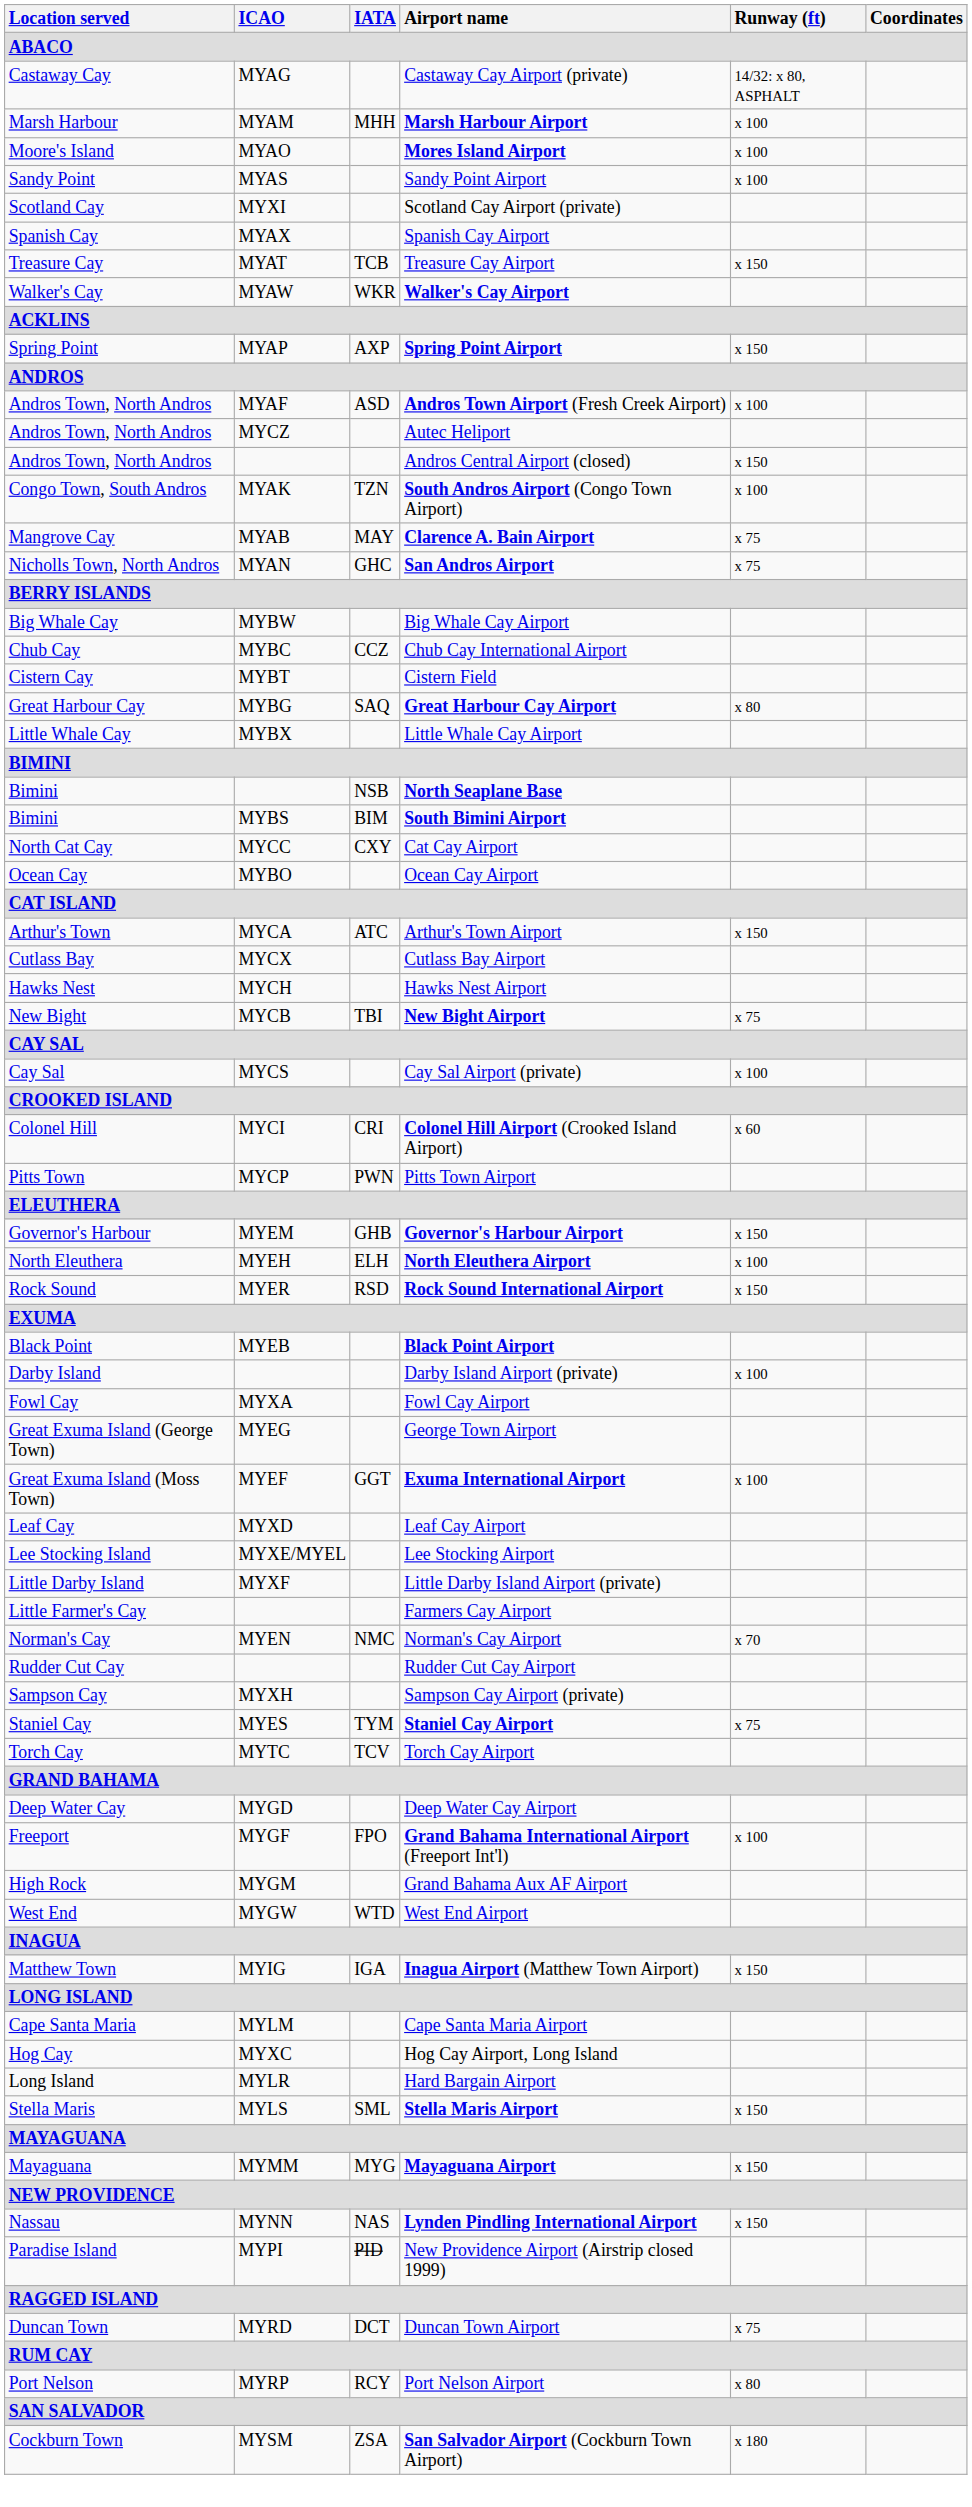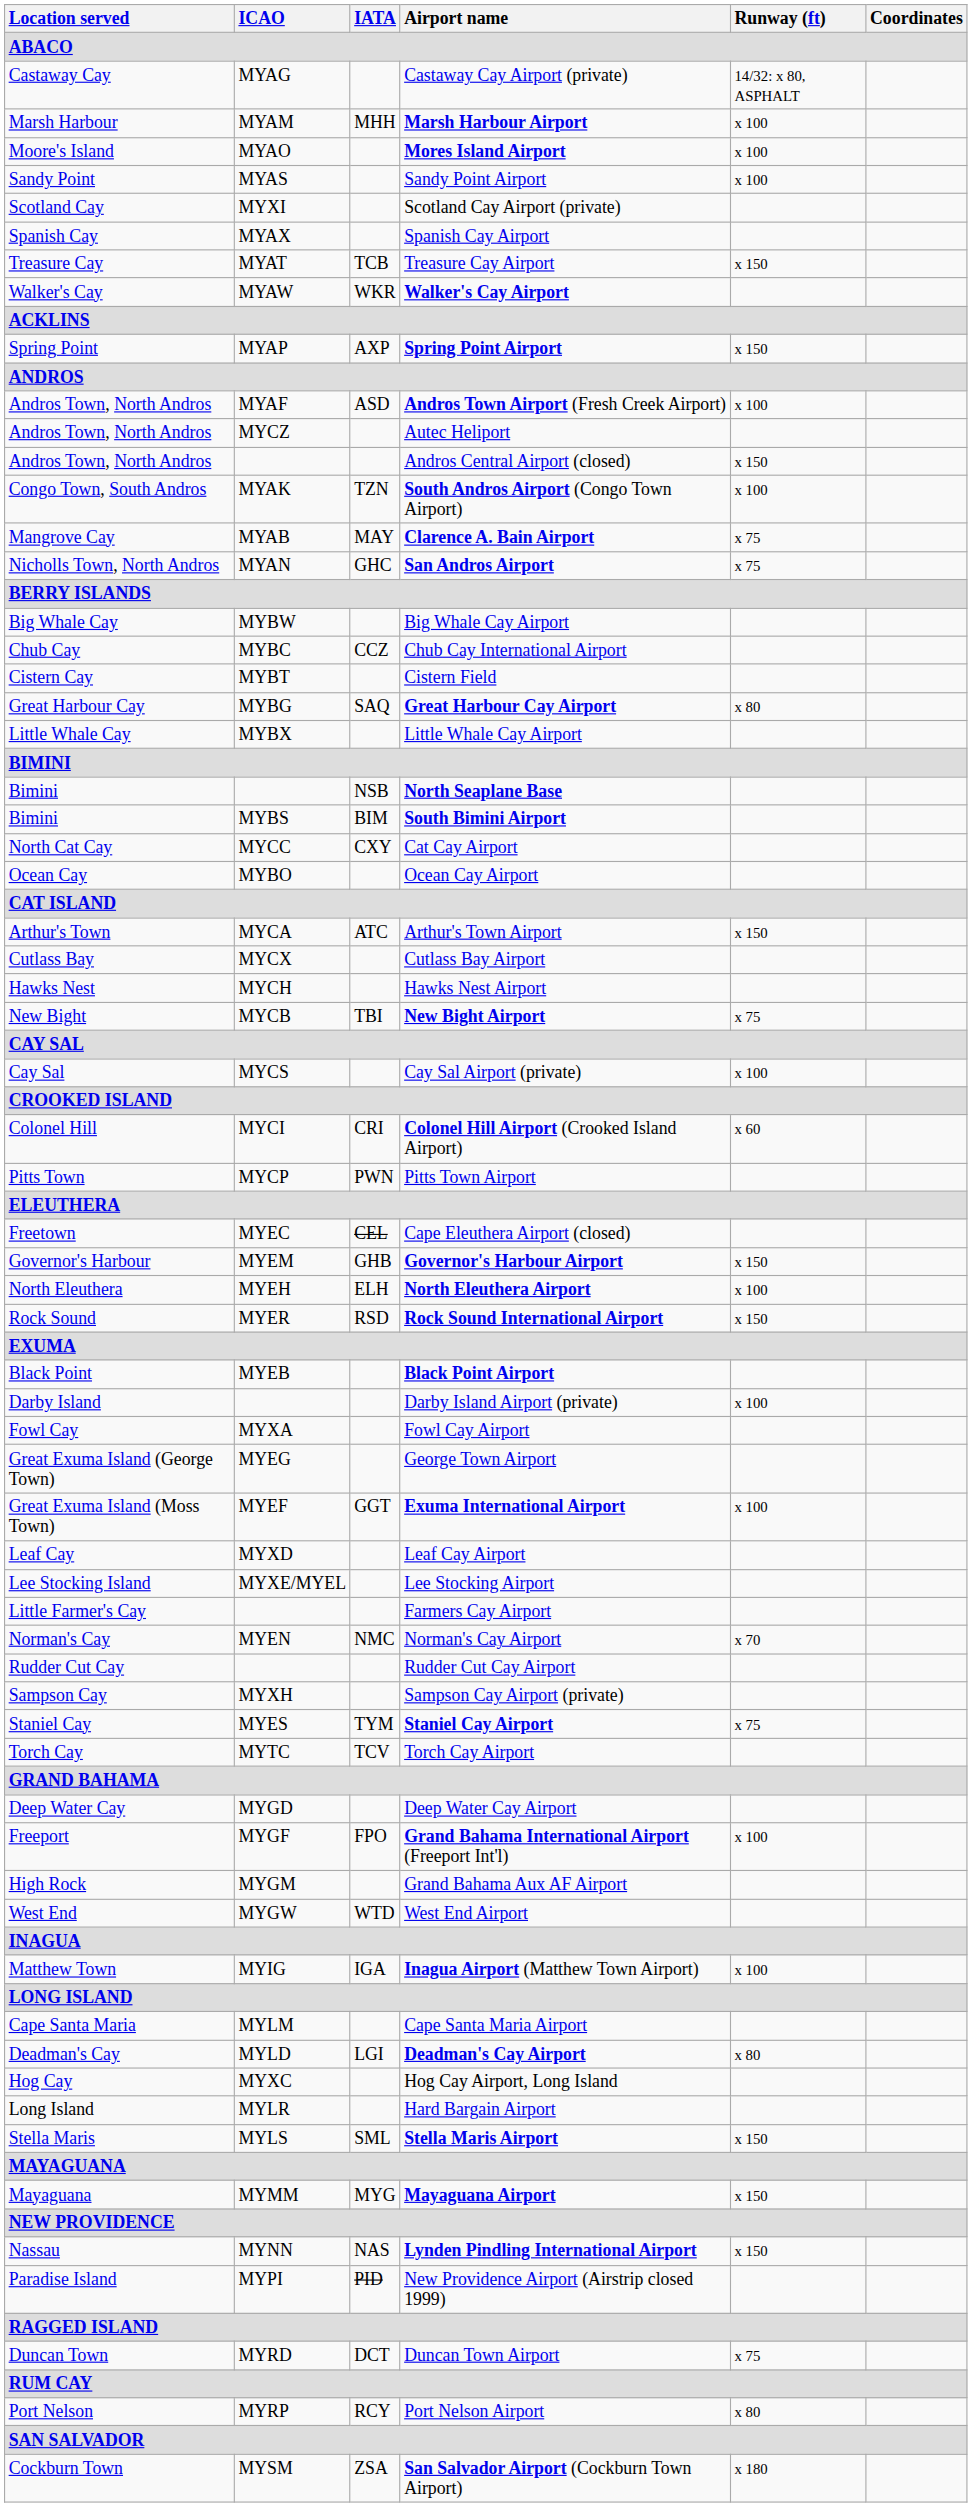+ row: (517, 1233)
- row: (532, 1583)
(751, 1970) x 150 -> (751, 1970) x 100
+ row: (495, 2053)
